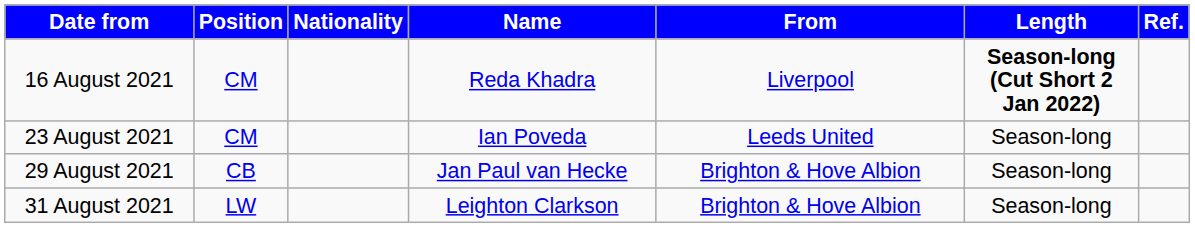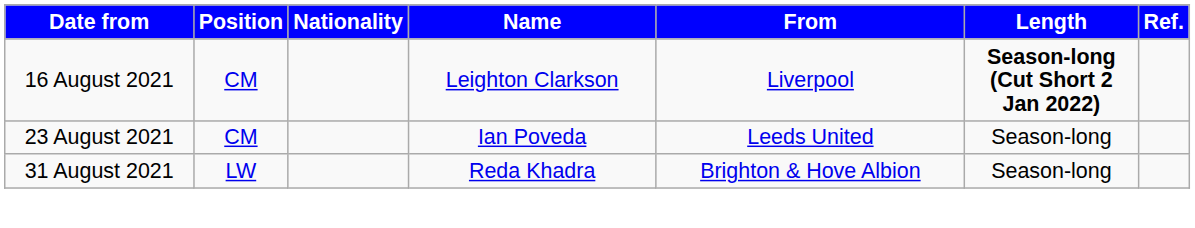(532, 80) Reda Khadra -> (532, 80) Leighton Clarkson
- row: (99, 171)
(532, 205) Leighton Clarkson -> (532, 171) Reda Khadra
